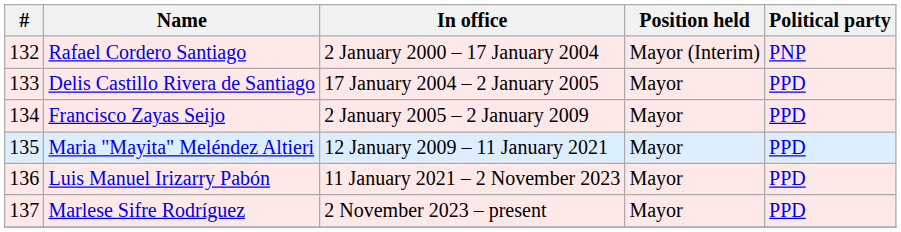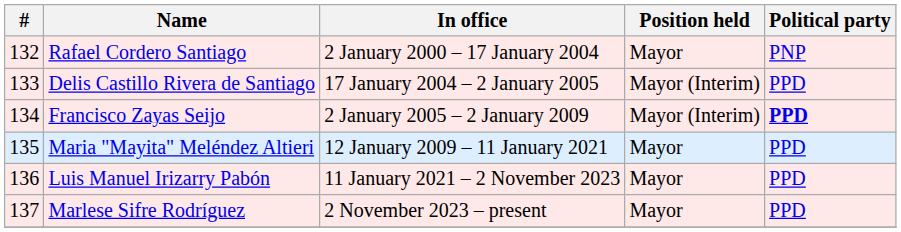(695, 52) Mayor (Interim) -> (656, 52) Mayor
(656, 83) Mayor -> (695, 83) Mayor (Interim)
(656, 115) Mayor -> (695, 115) Mayor (Interim)
(787, 115) normal -> (789, 115) bold
